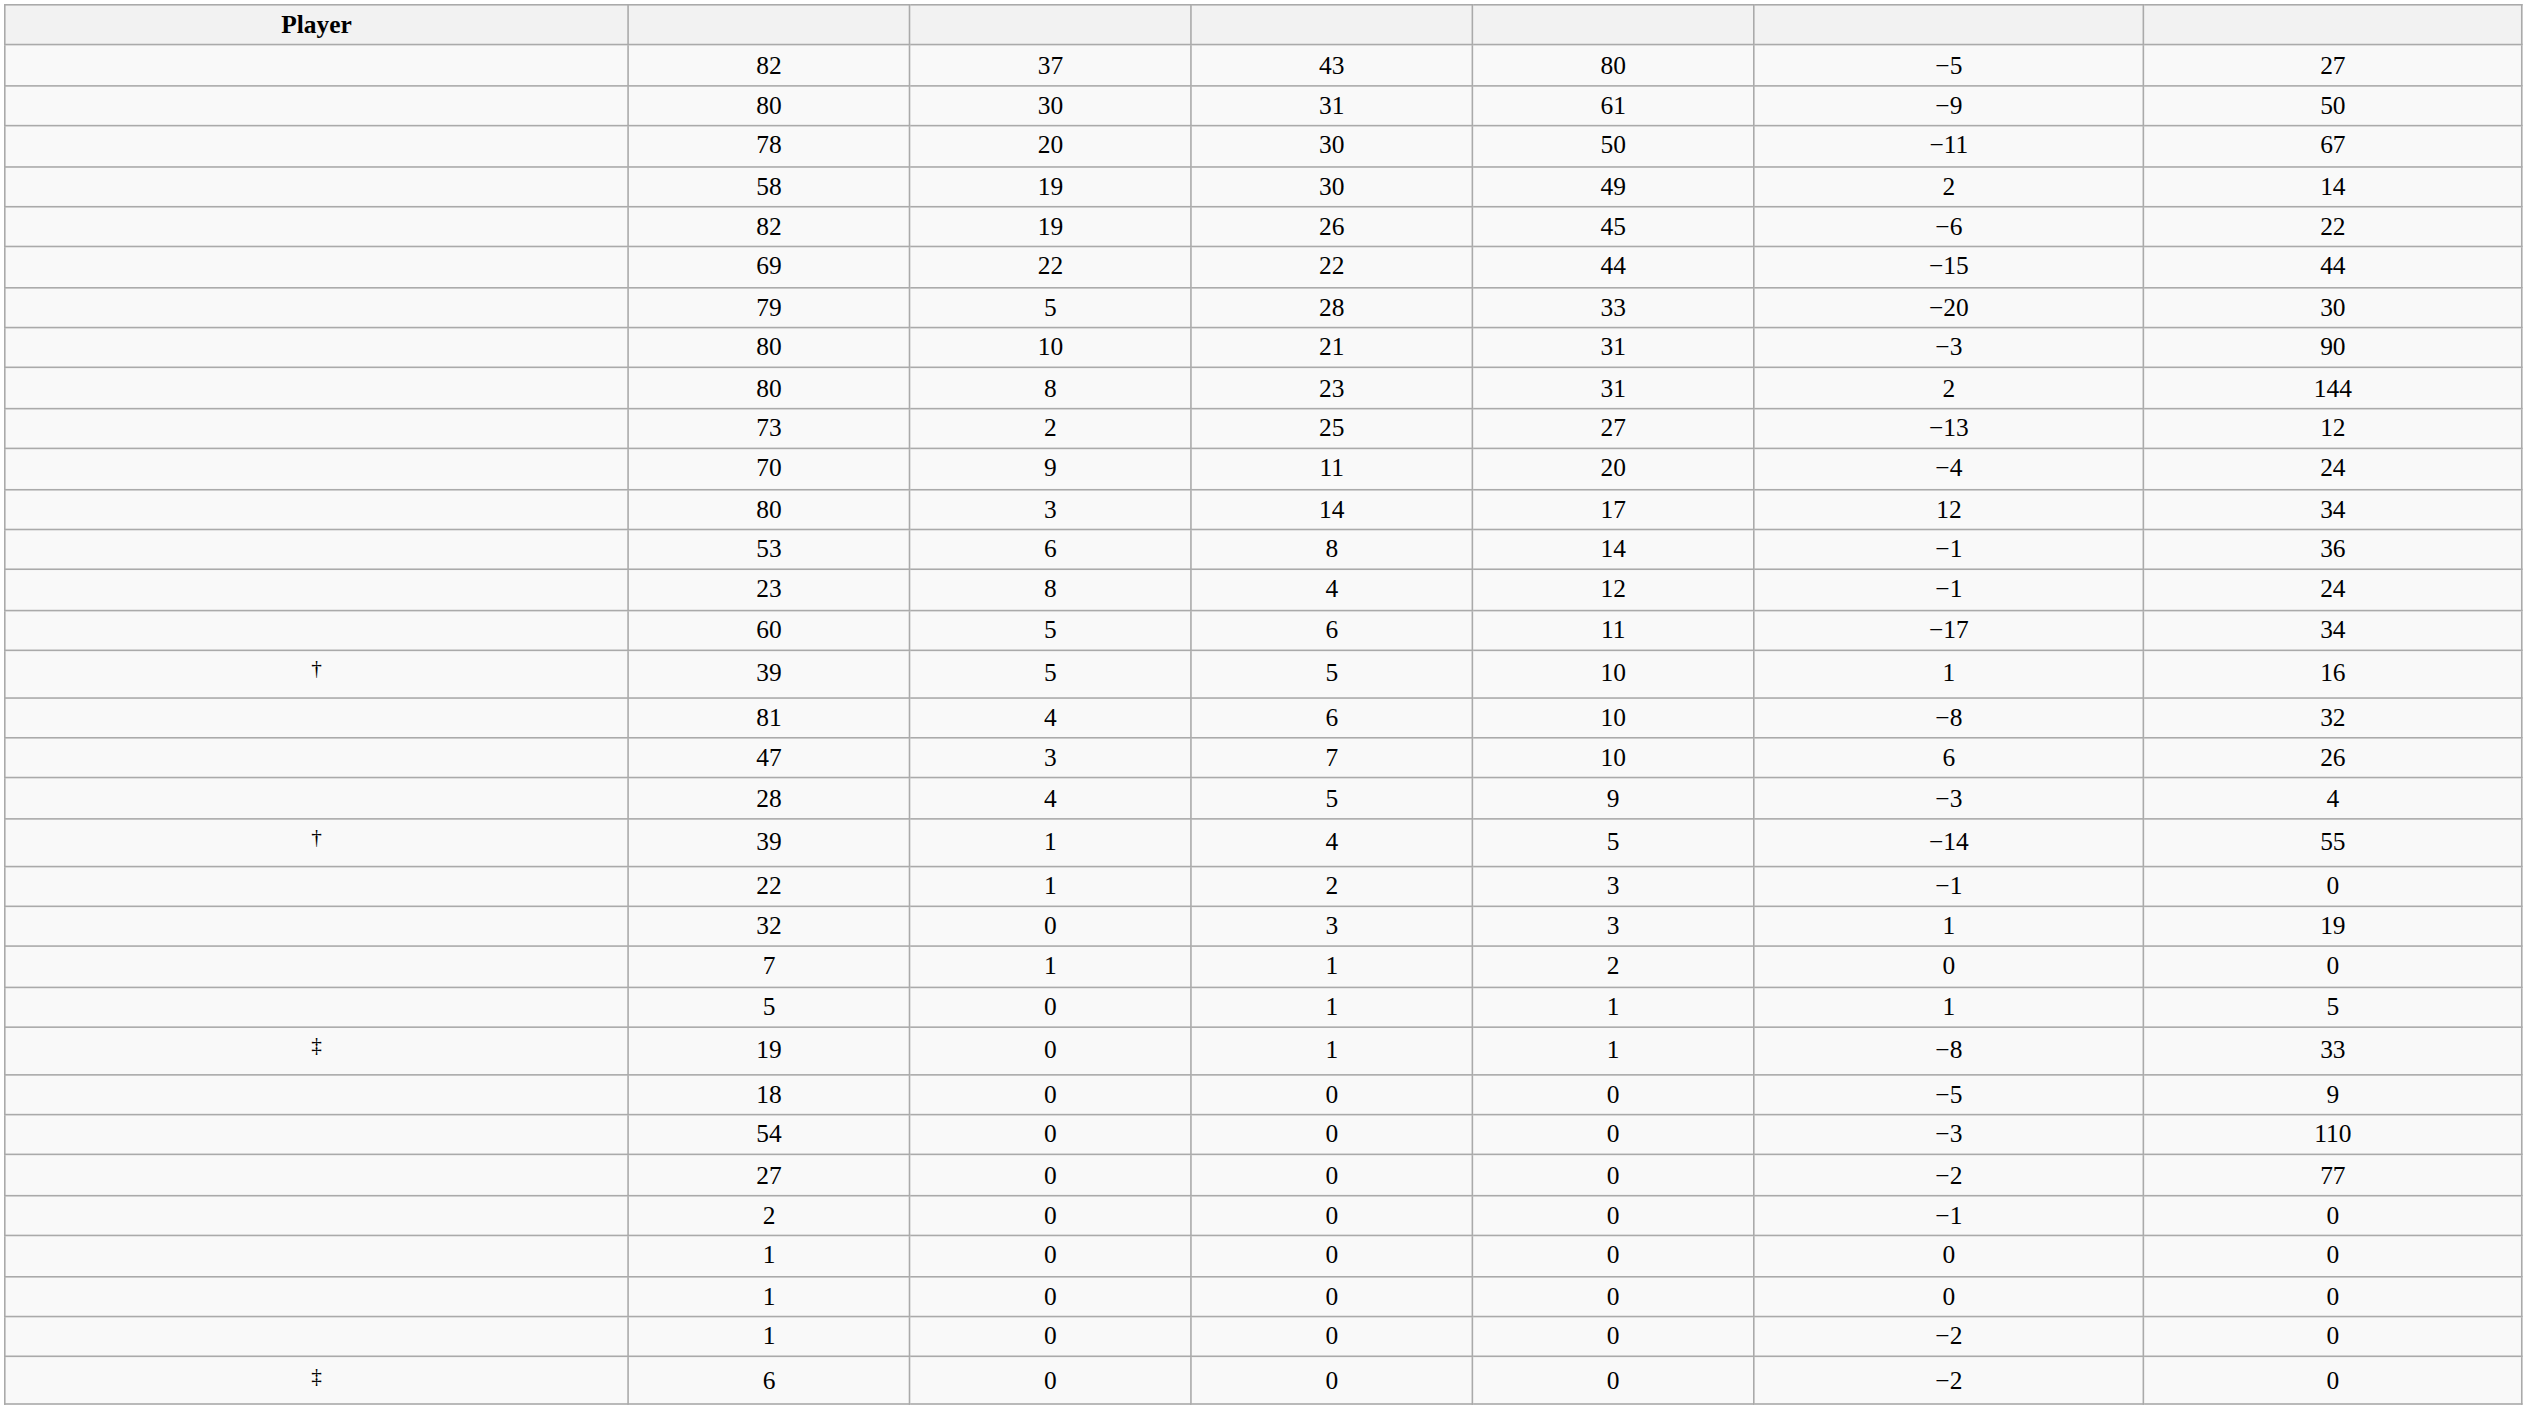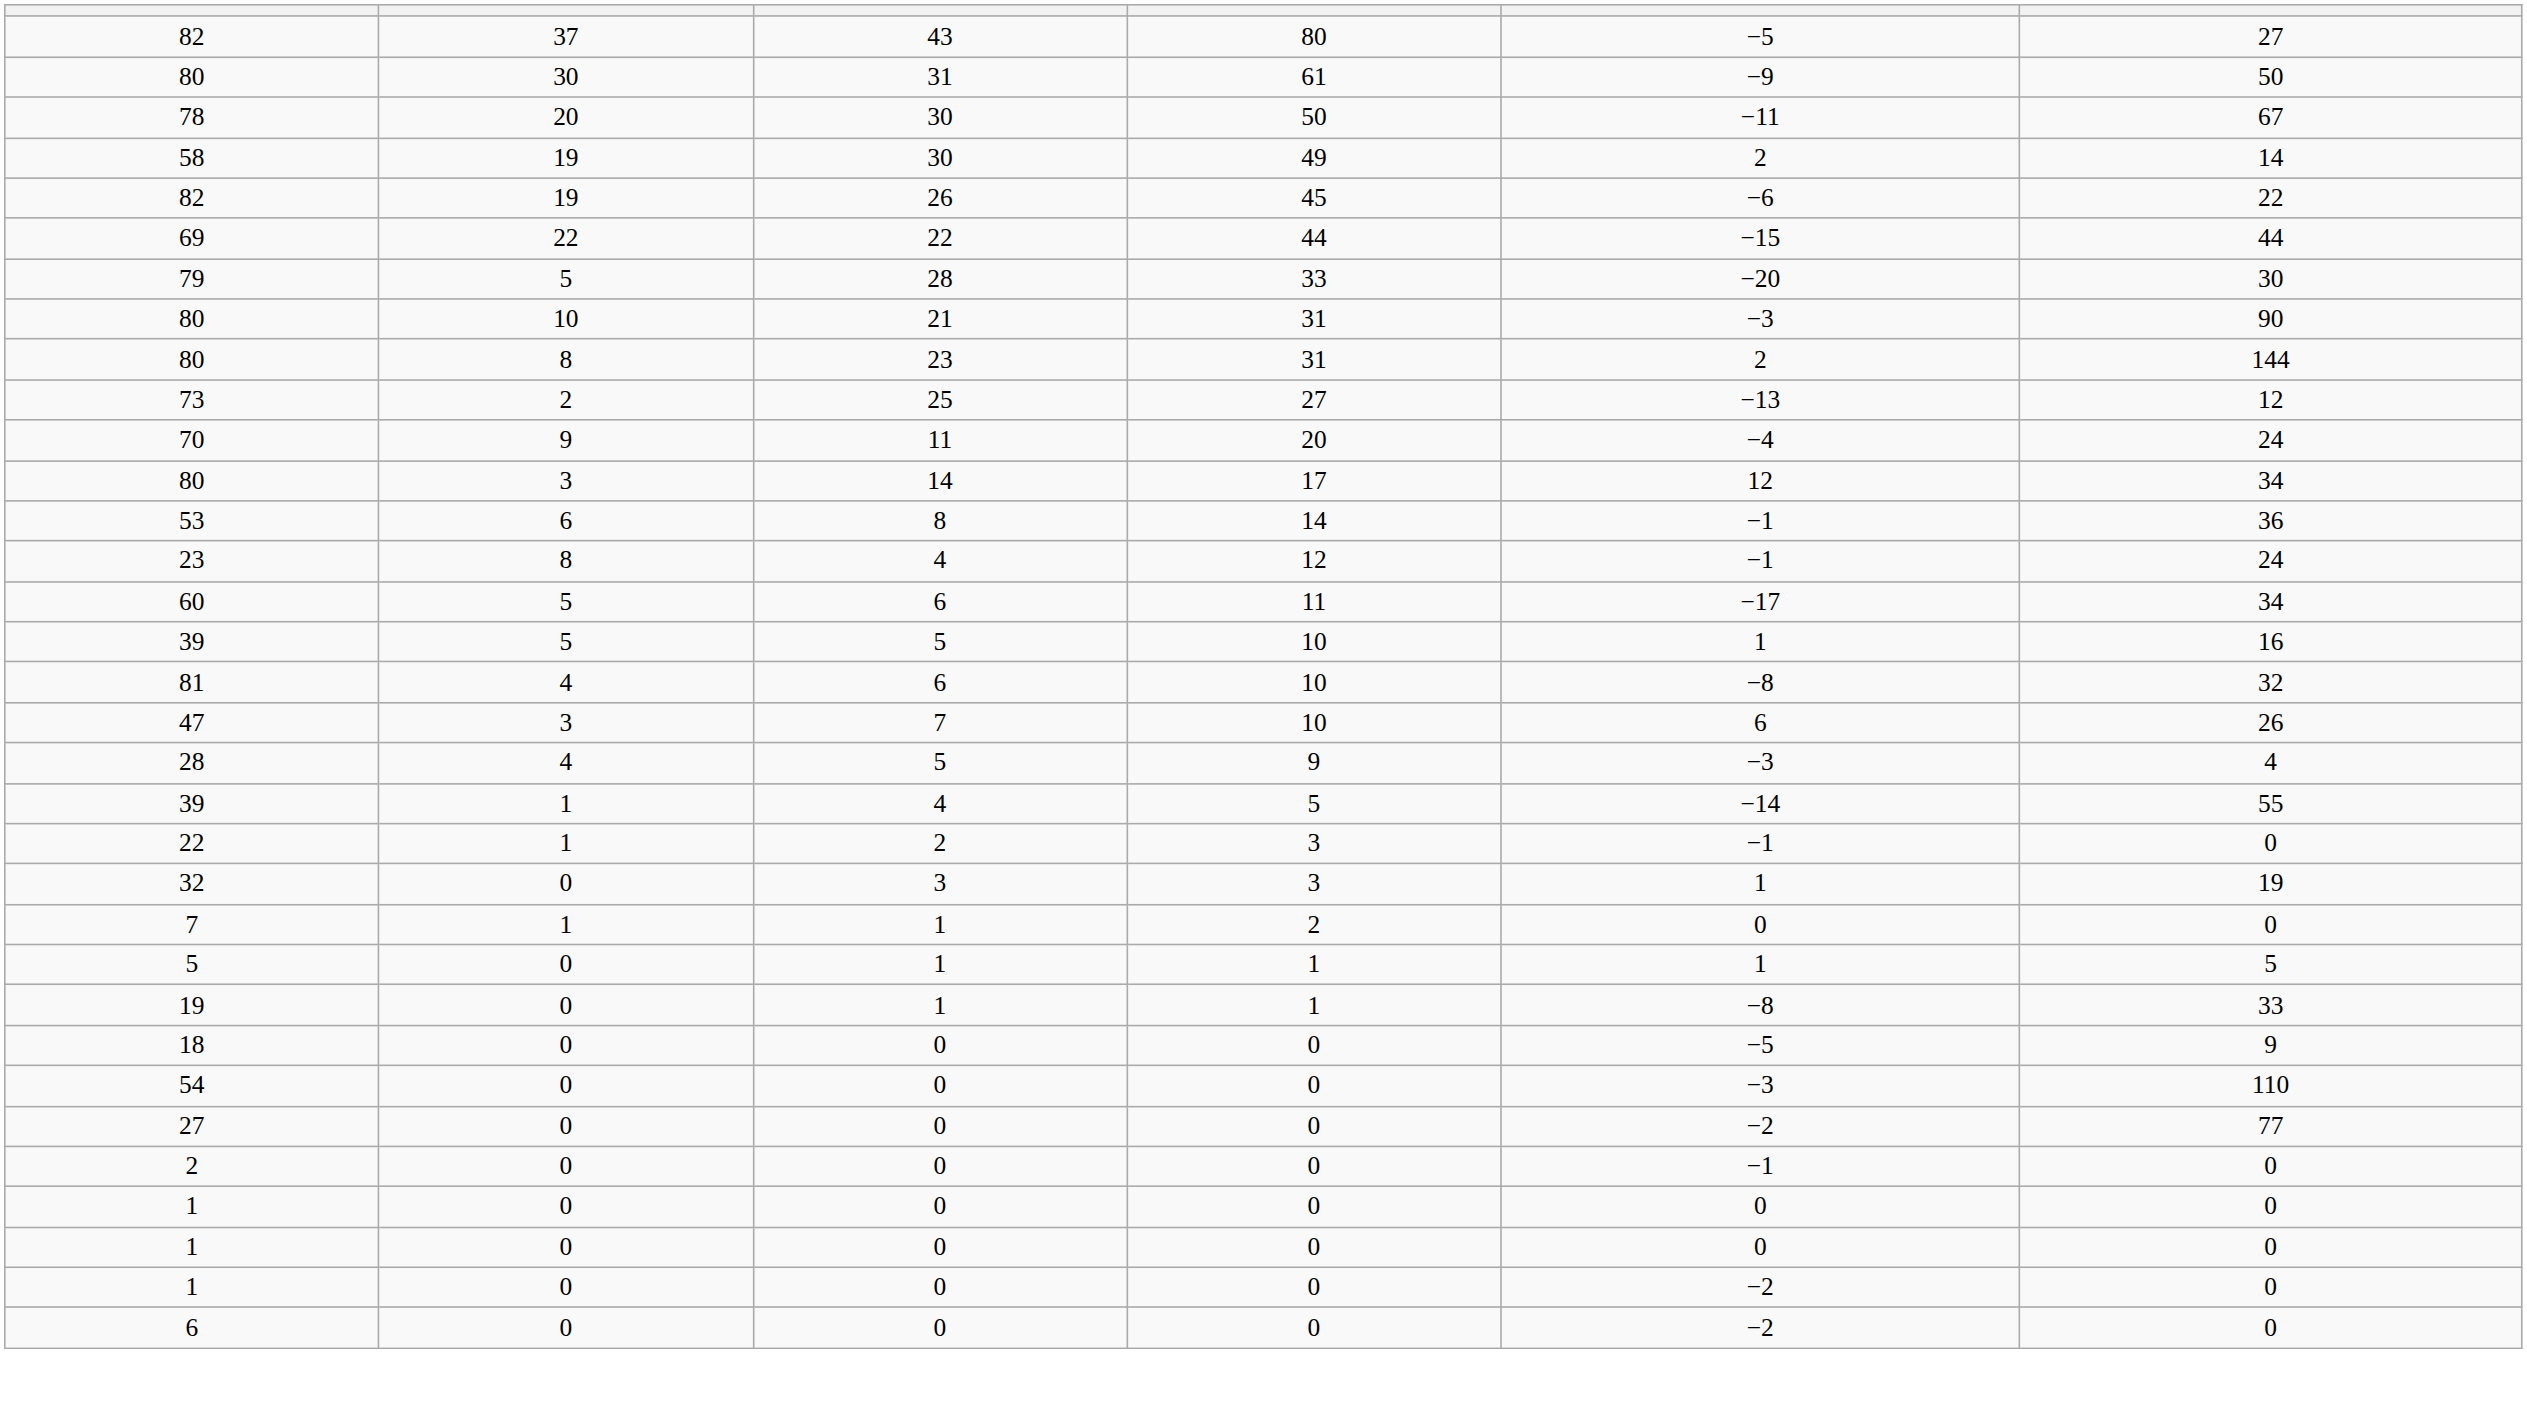- column: (317, 24)
